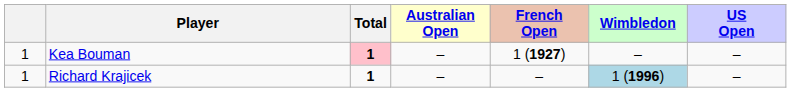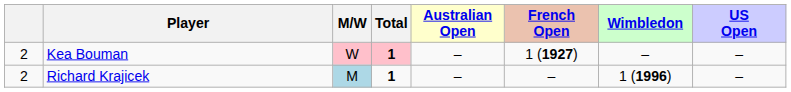+ column: (352, 23)
(25, 53) 1 -> (24, 53) 2
(25, 76) 1 -> (24, 76) 2
(638, 76) lightblue background -> (645, 76) no background
